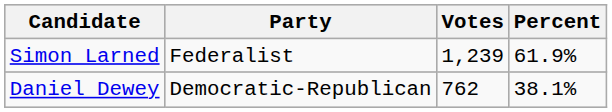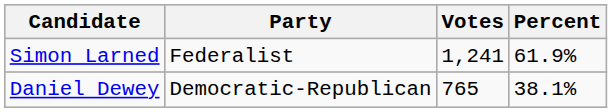(473, 56) 1,239 -> (473, 56) 1,241
(460, 90) 762 -> (460, 90) 765
